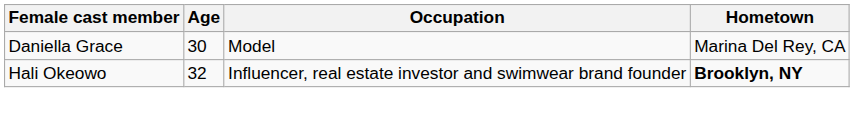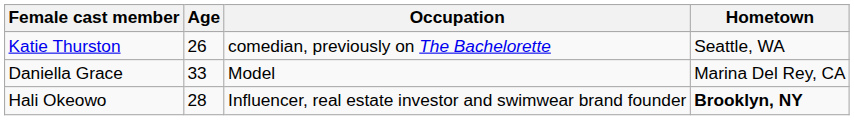+ row: (65, 45)
(197, 45) 30 -> (197, 73) 33
(197, 73) 32 -> (197, 100) 28
